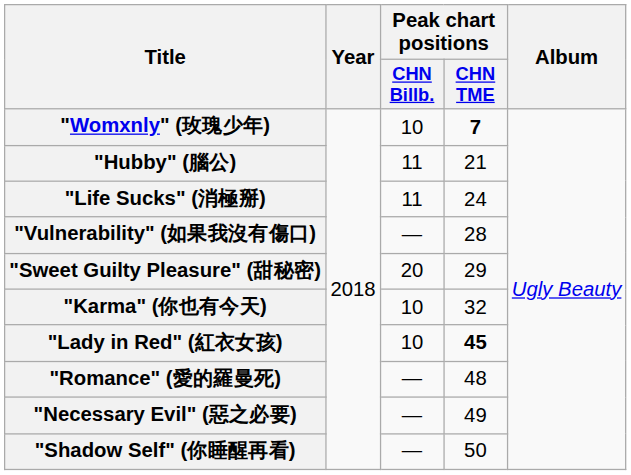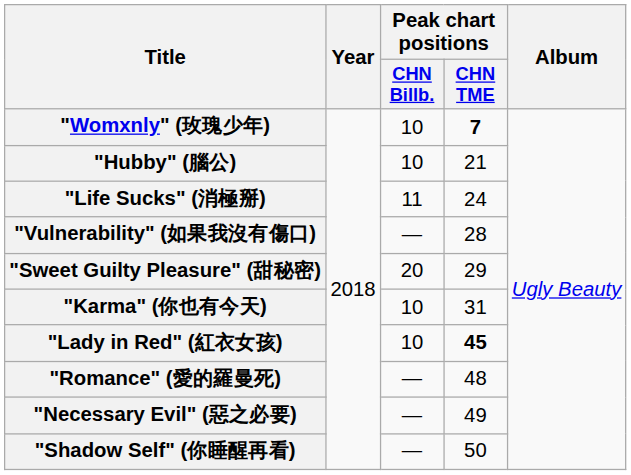(412, 162) 11 -> (412, 162) 10
(475, 306) 32 -> (475, 306) 31
